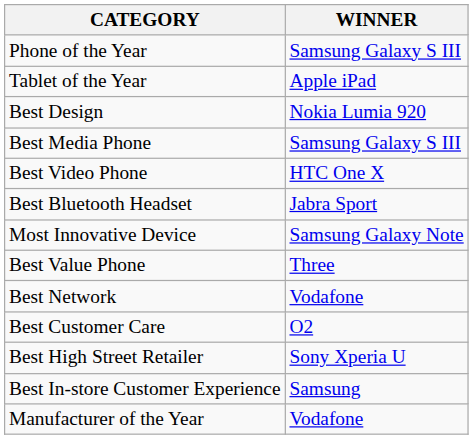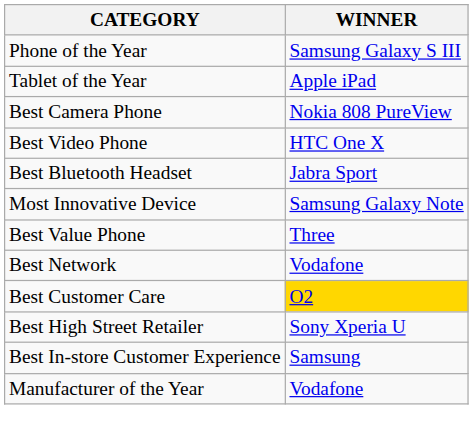- row: (56, 111)
- row: (80, 142)
+ row: (85, 111)
(301, 326) no background -> (301, 296) gold background
